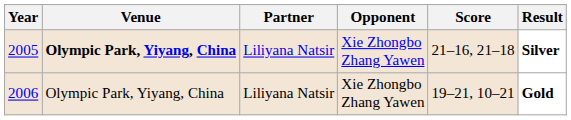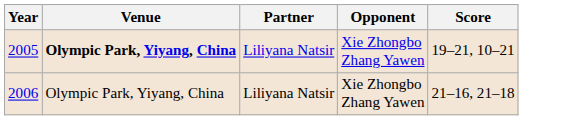- column: (542, 17)
(473, 51) 21–16, 21–18 -> (473, 51) 19–21, 10–21
(473, 94) 19–21, 10–21 -> (473, 94) 21–16, 21–18
